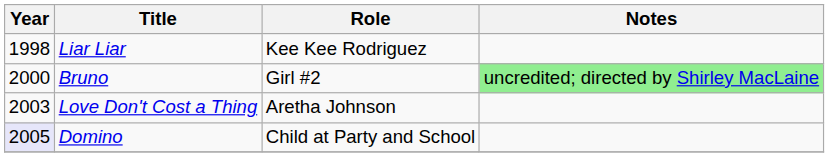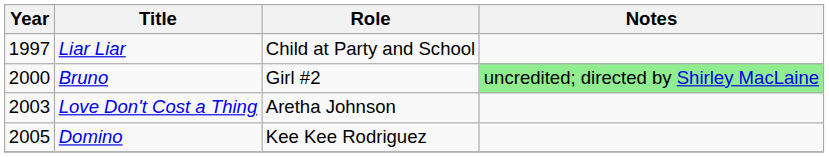(30, 48) 1998 -> (30, 48) 1997
(346, 48) Kee Kee Rodriguez -> (371, 48) Child at Party and School
(30, 136) lavender background -> (30, 136) no background
(371, 136) Child at Party and School -> (346, 136) Kee Kee Rodriguez
